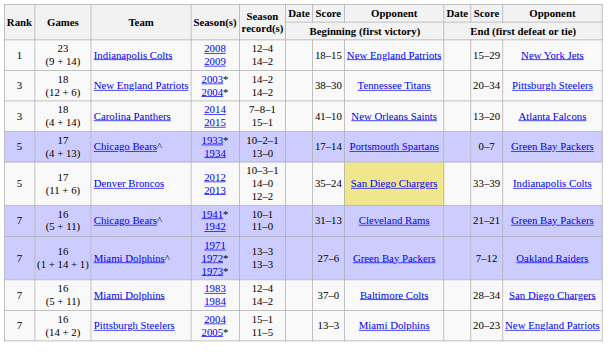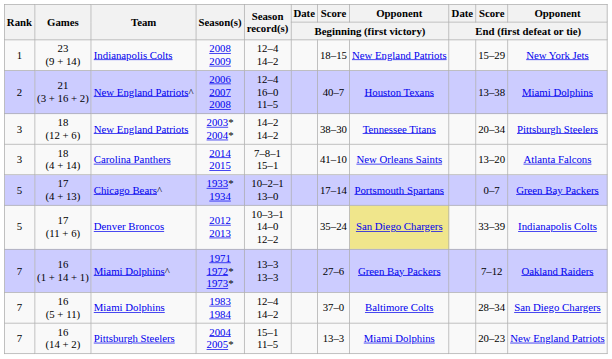+ row: (144, 92)
- row: (128, 221)
